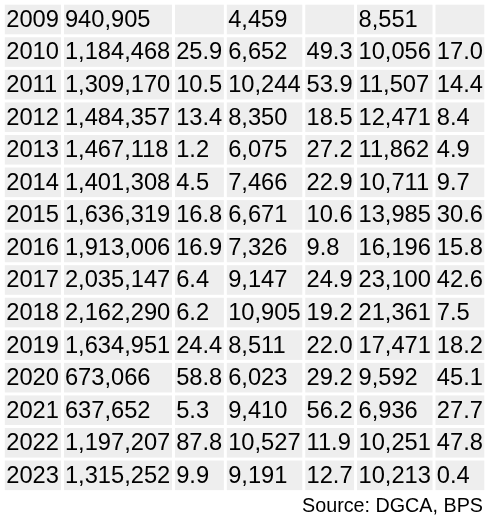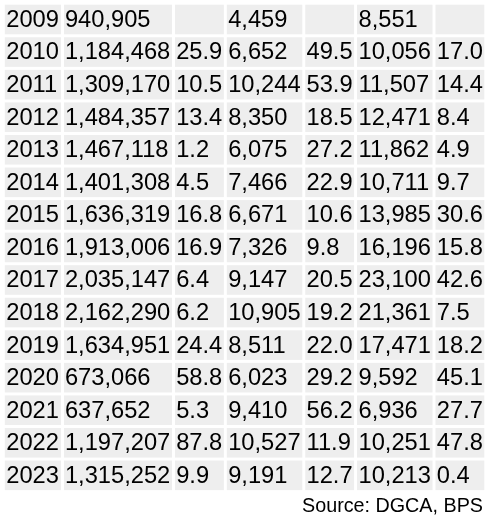(330, 51) 49.3 -> (330, 51) 49.5
(330, 279) 24.9 -> (330, 279) 20.5
